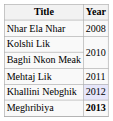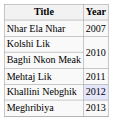(96, 28) 2008 -> (96, 28) 2007
(96, 108) bold -> (96, 108) normal
